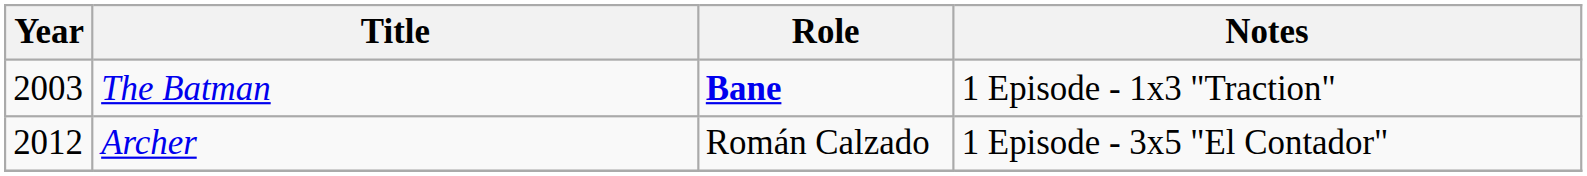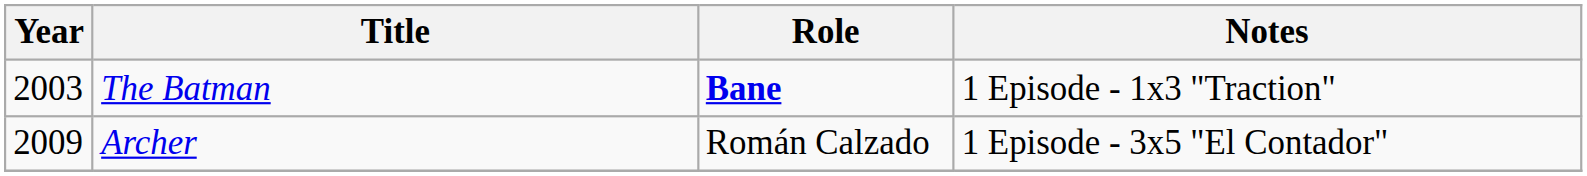(48, 142) 2012 -> (48, 142) 2009
